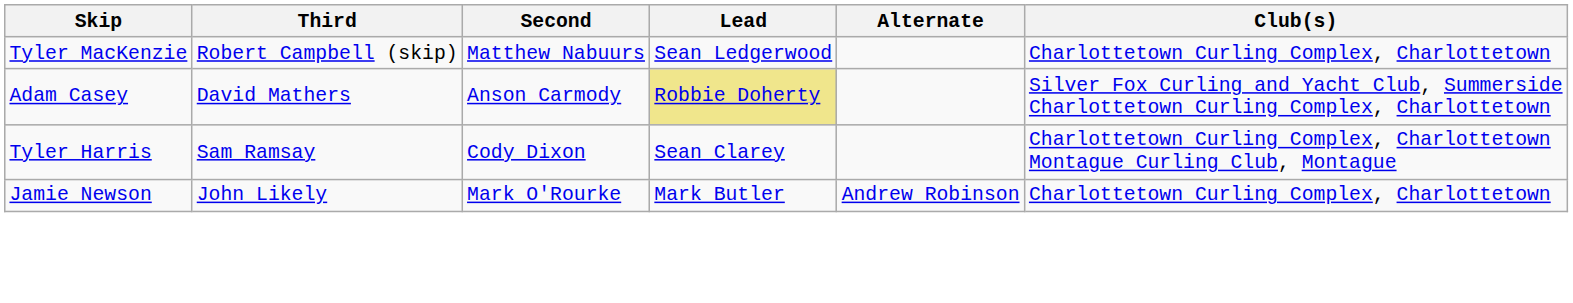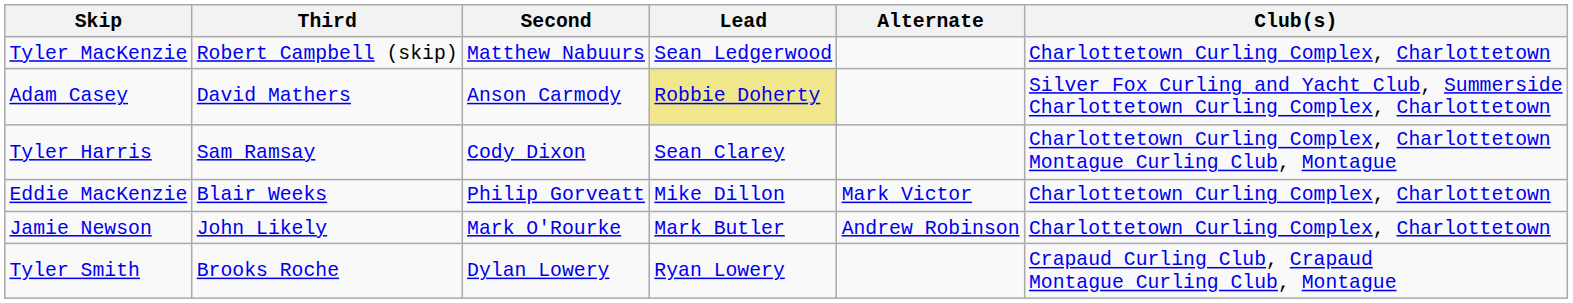+ row: (98, 195)
+ row: (75, 271)
